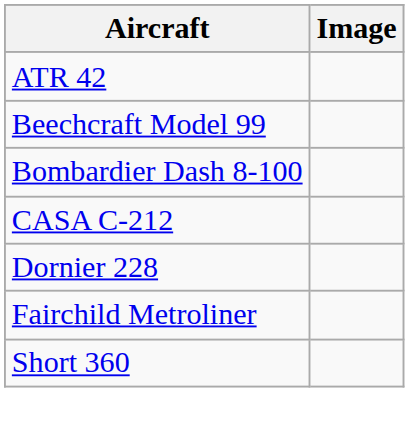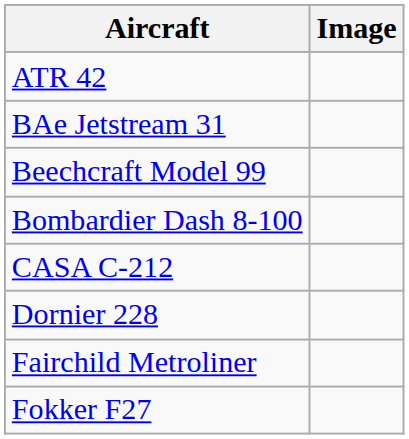+ row: (119, 123)
+ row: (82, 409)
- row: (71, 362)
